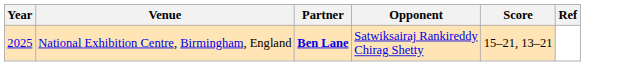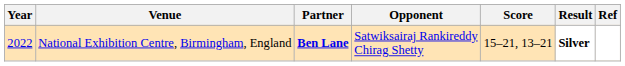+ column: (575, 15)
(20, 43) 2025 -> (20, 43) 2022
